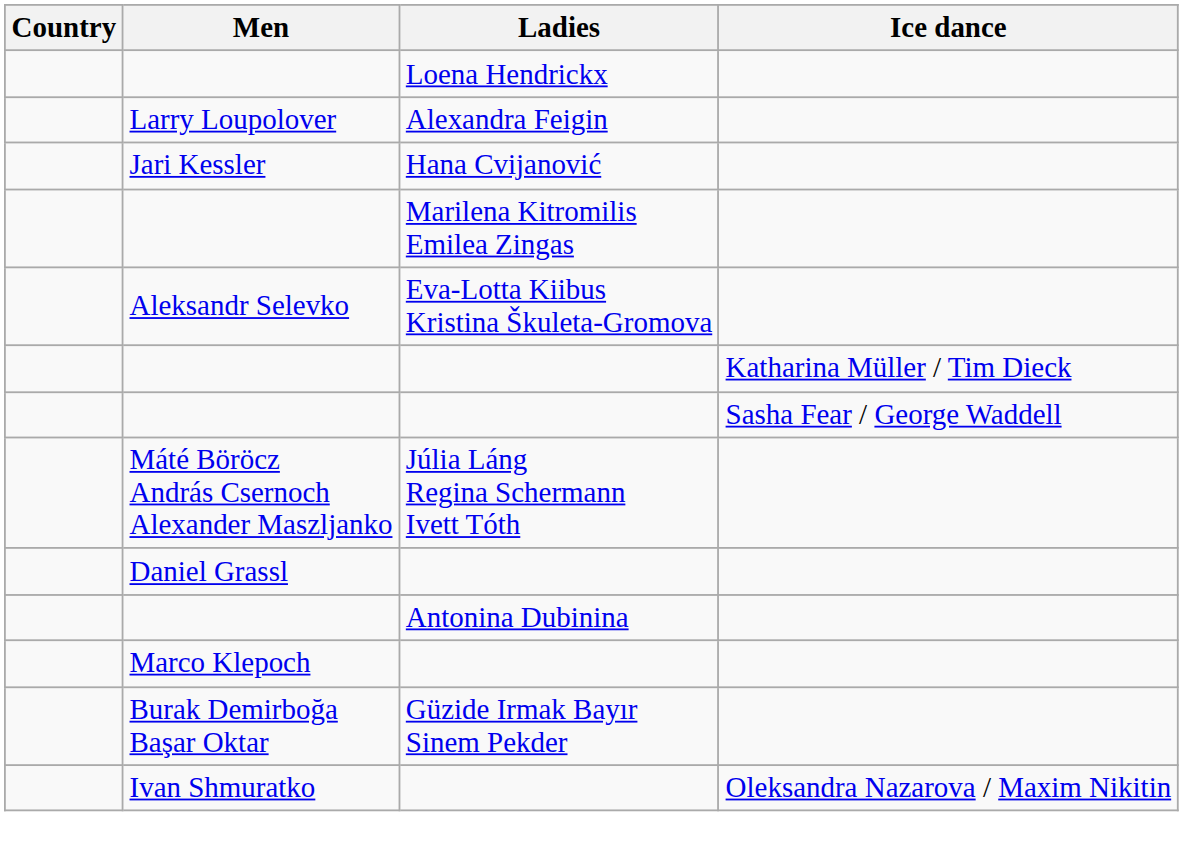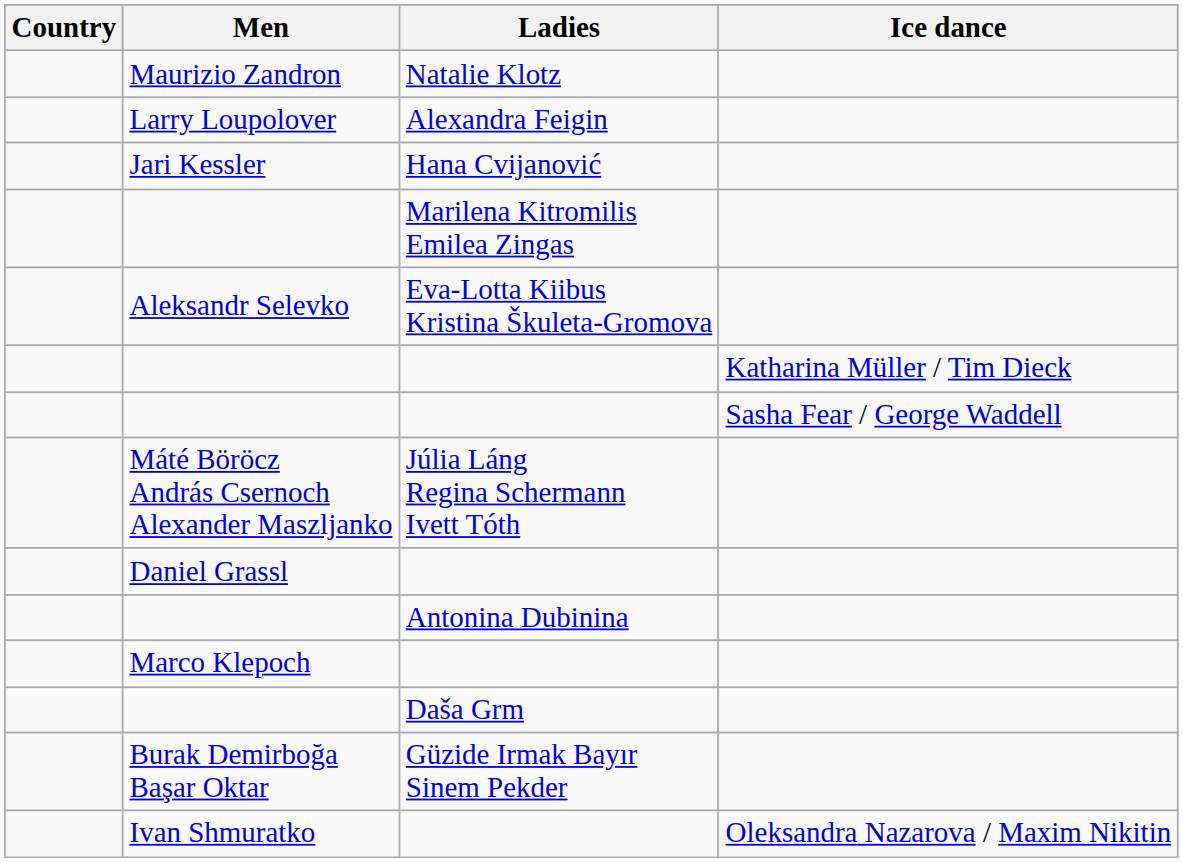+ row: (235, 73)
- row: (261, 74)
+ row: (261, 709)
